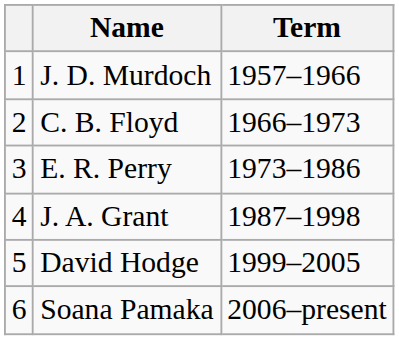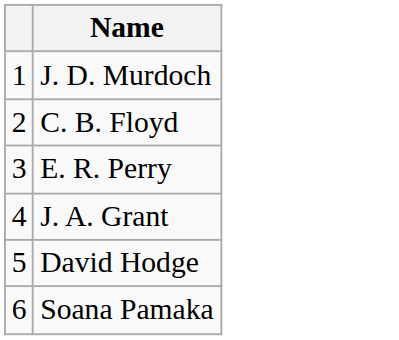- column: (307, 27)
